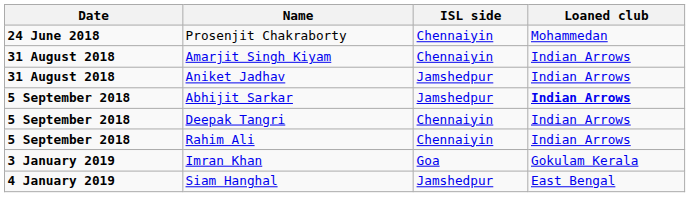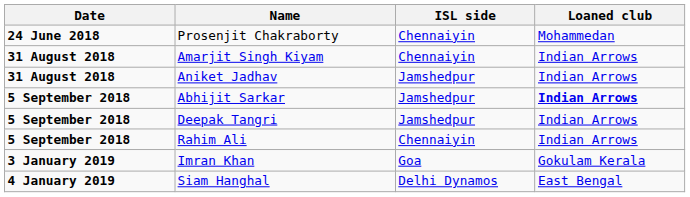(455, 119) Chennaiyin -> (437, 119) Jamshedpur
(455, 181) Jamshedpur -> (448, 181) Delhi Dynamos
